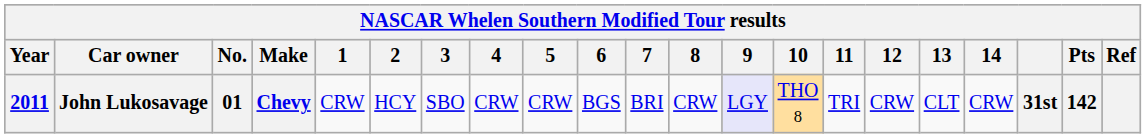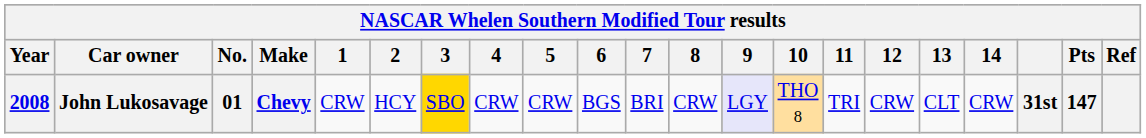(30, 103) 2011 -> (30, 103) 2008
(445, 103) no background -> (445, 103) gold background
(1082, 103) 142 -> (1082, 103) 147
